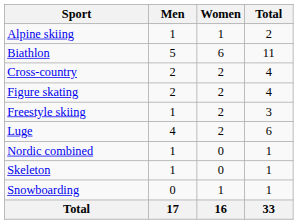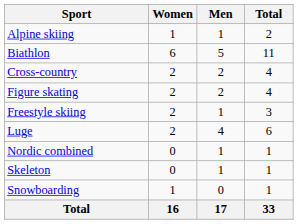columns swapped: (173, 14) <-> (221, 14)
